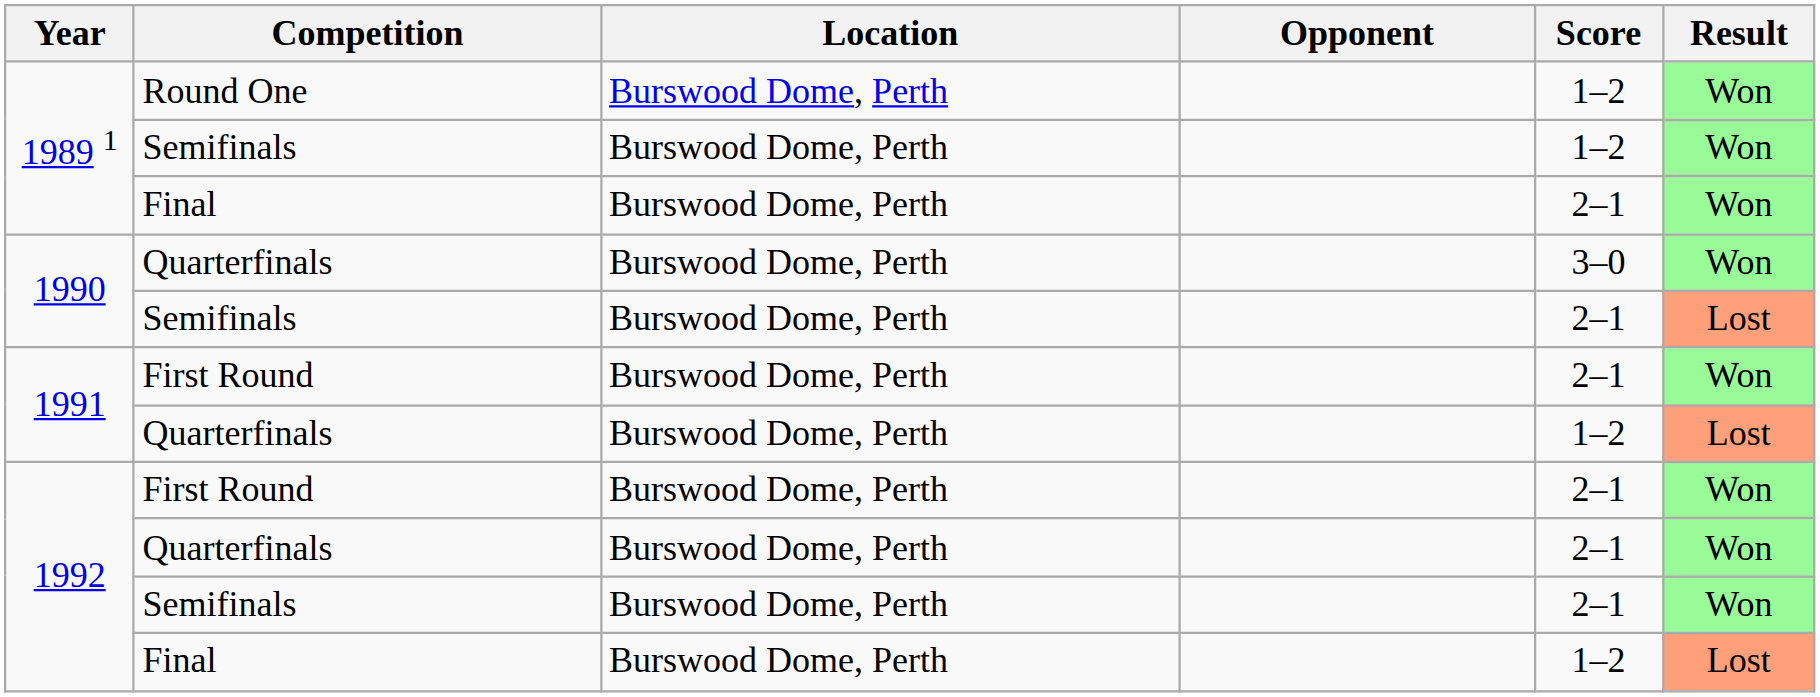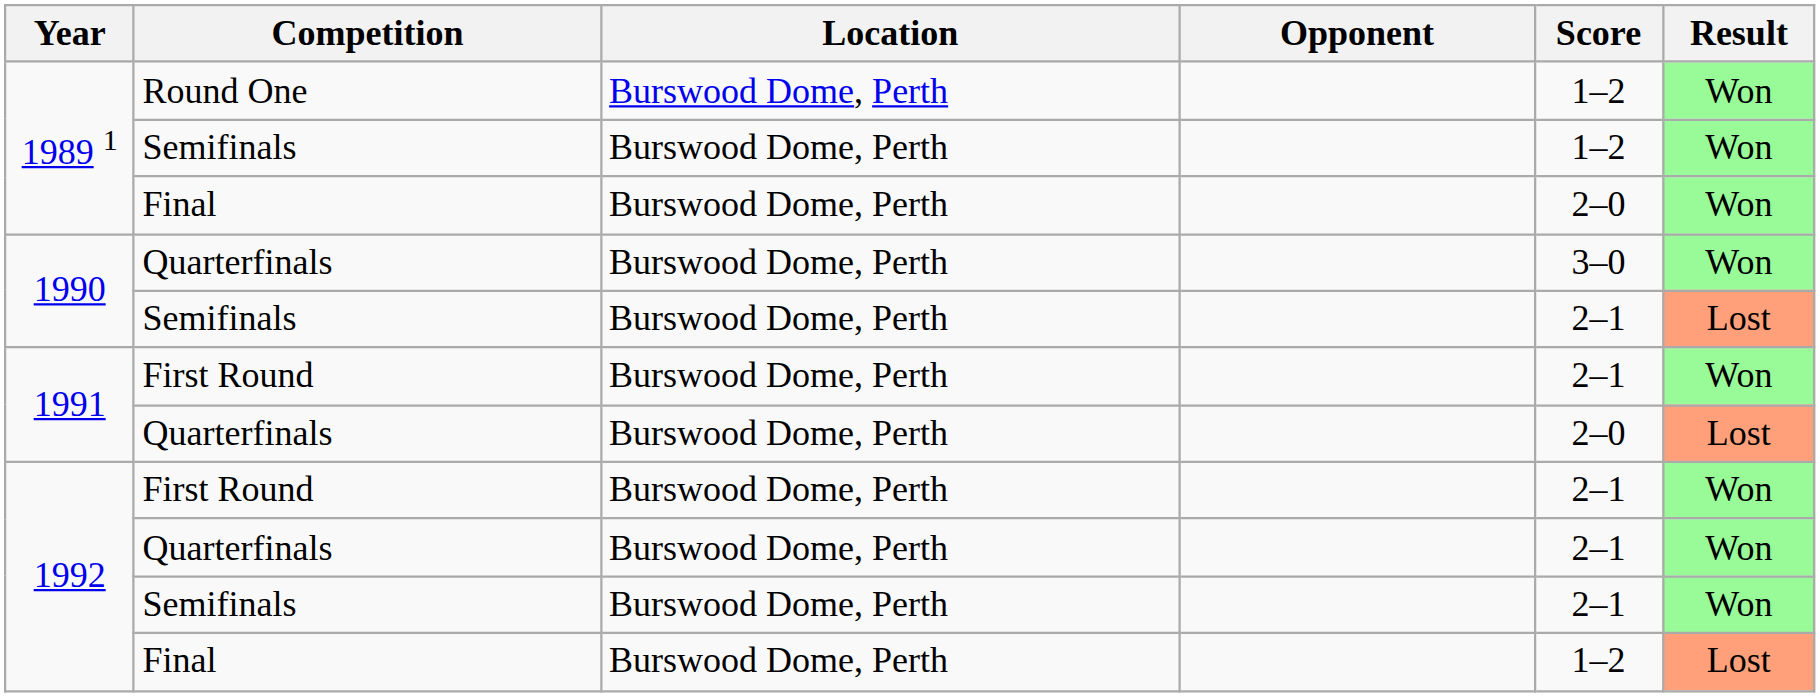(1599, 204) 2–1 -> (1599, 204) 2–0
(1599, 432) 1–2 -> (1599, 432) 2–0
